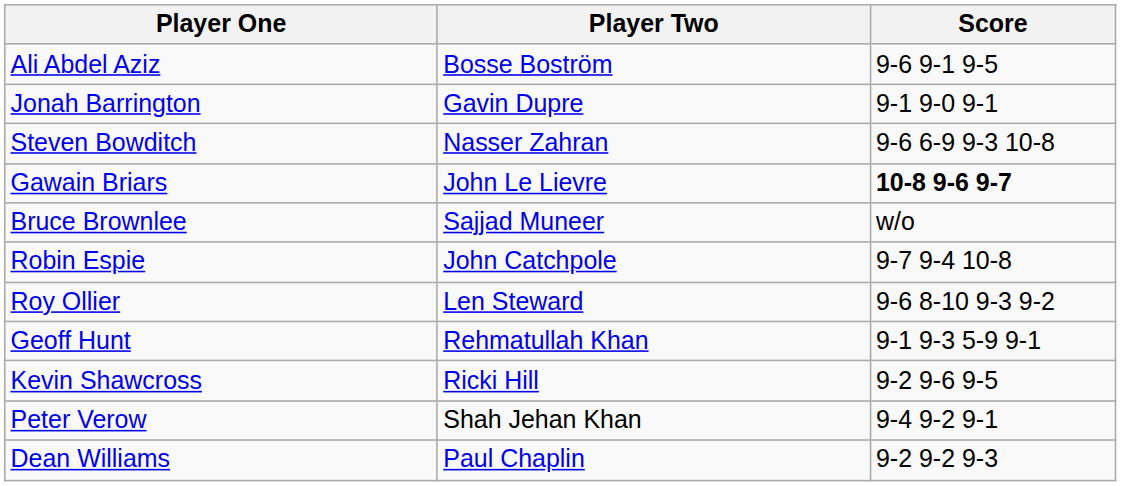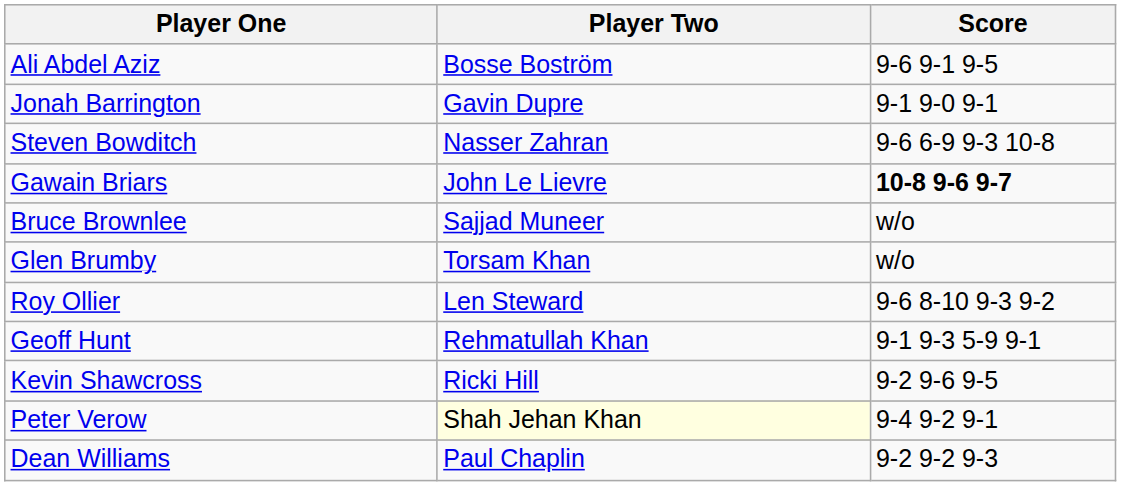+ row: (83, 261)
- row: (78, 261)
(542, 420) no background -> (542, 420) lightyellow background
